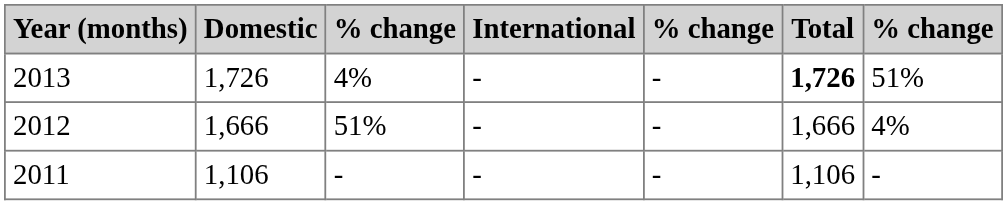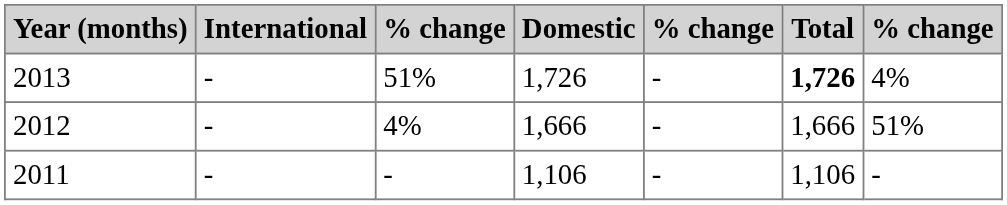columns swapped: (261, 28) <-> (554, 28)
(353, 77) 4% -> (410, 77) 51%
(898, 77) 51% -> (890, 77) 4%
(360, 126) 51% -> (402, 126) 4%
(890, 126) 4% -> (898, 126) 51%
